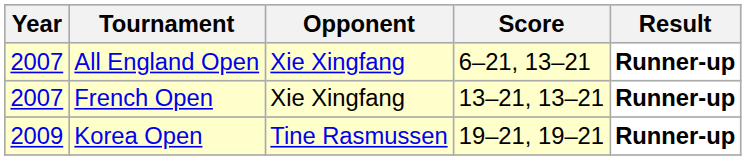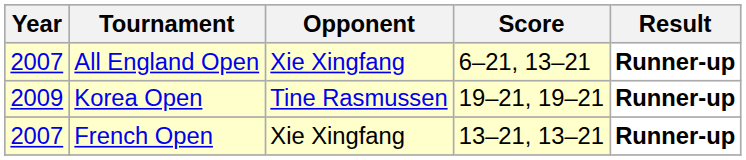rows swapped: (144, 99) <-> (138, 137)
